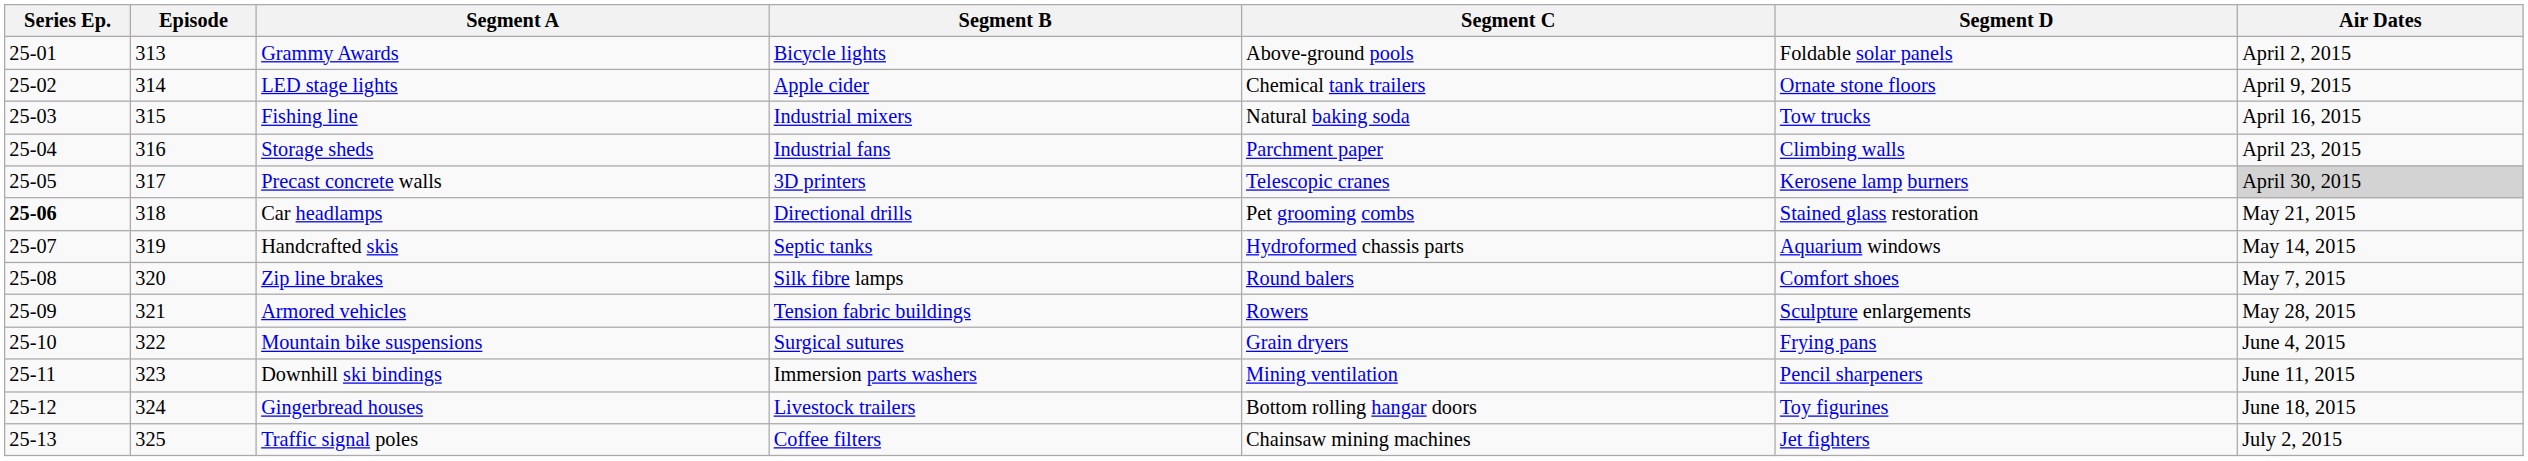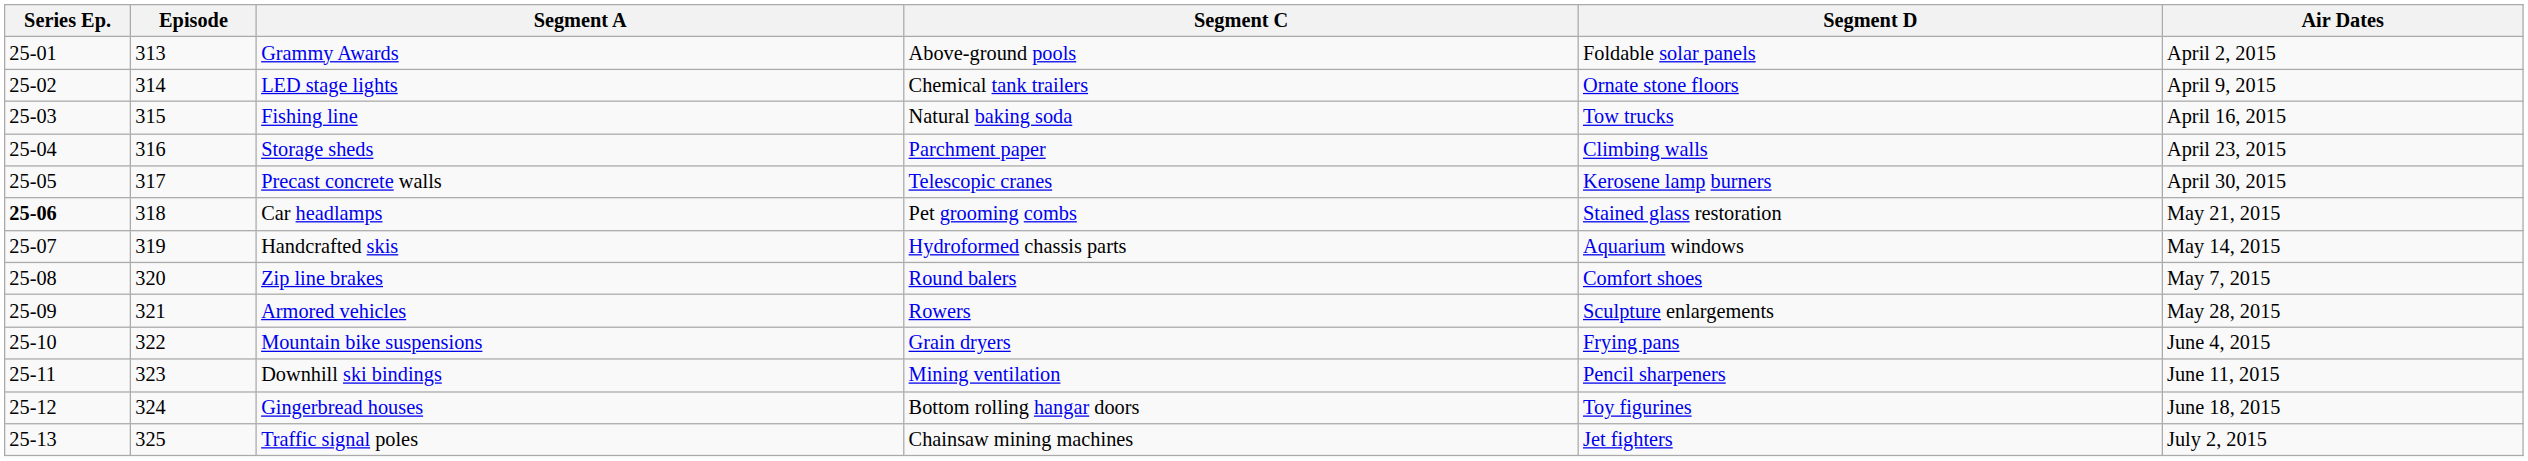- column: (1005, 20)
(2302, 181) lightgrey background -> (2227, 181) no background
